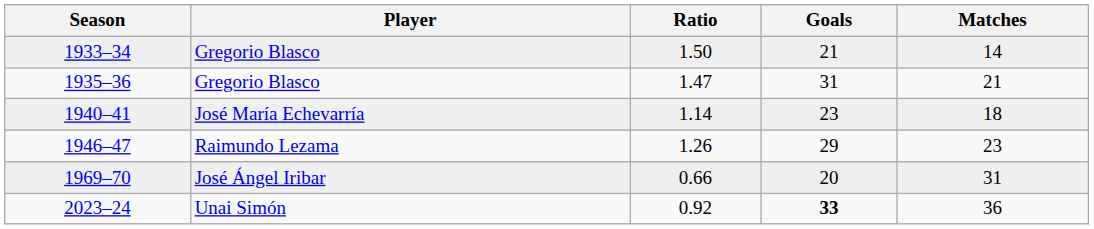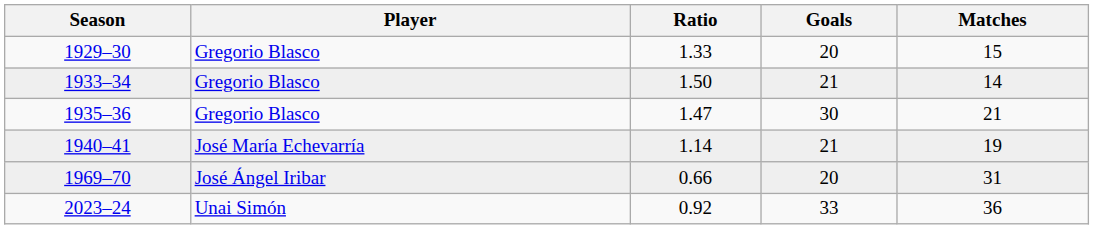+ row: (97, 51)
(829, 83) 31 -> (829, 114) 30
(829, 114) 23 -> (829, 145) 21
(992, 114) 18 -> (992, 145) 19
- row: (97, 145)
(829, 208) bold -> (829, 208) normal
